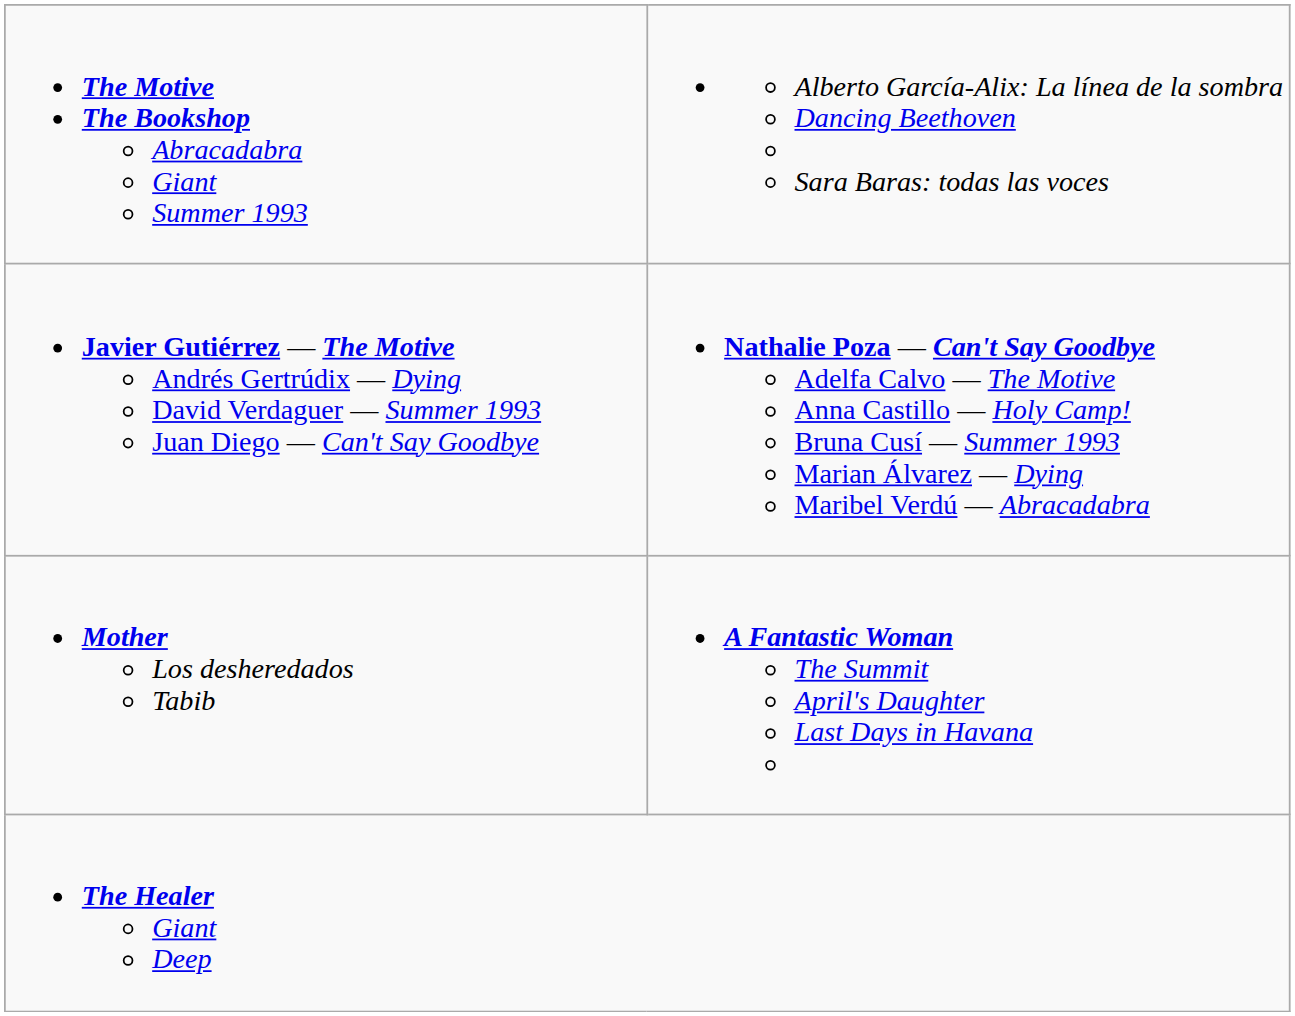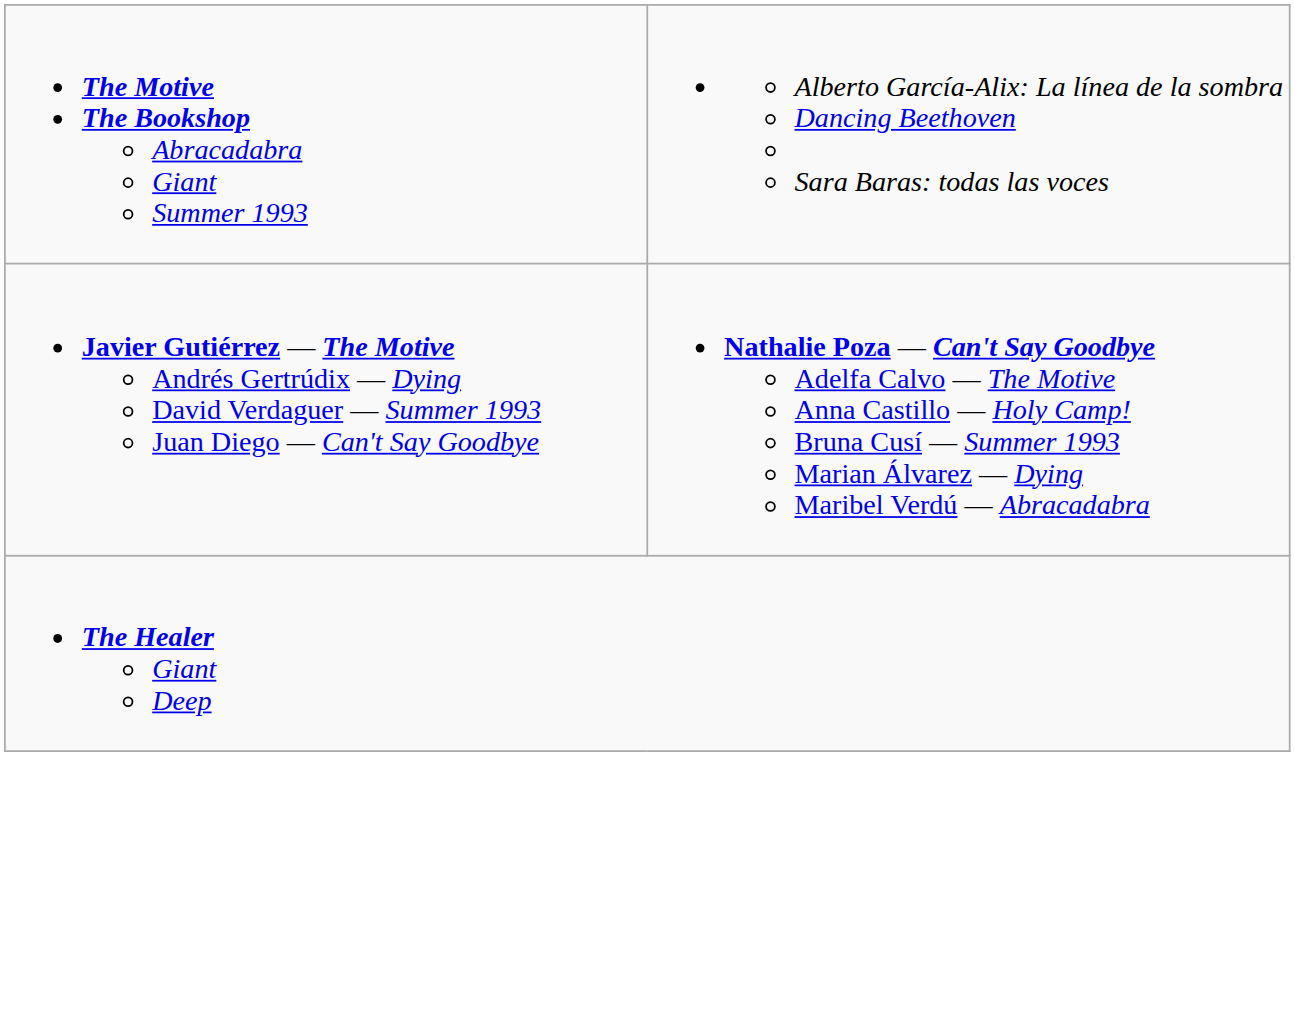- row: (326, 669)
